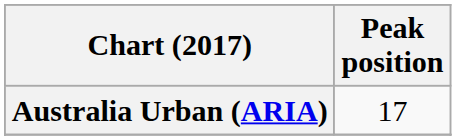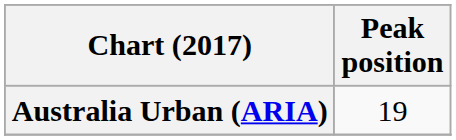(393, 109) 17 -> (393, 109) 19
